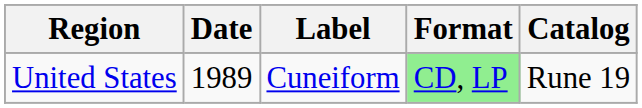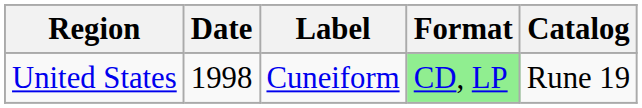(222, 77) 1989 -> (222, 77) 1998
